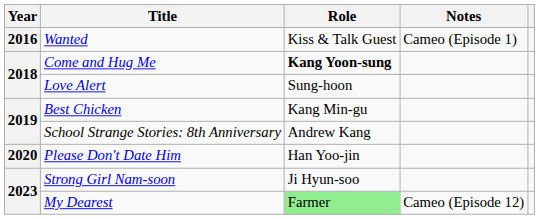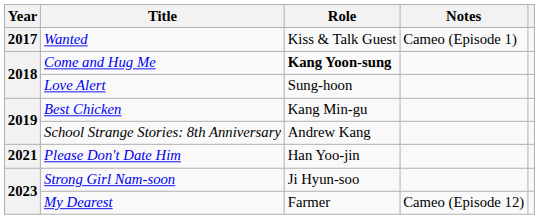(23, 39) 2016 -> (23, 39) 2017
(23, 156) 2020 -> (23, 156) 2021
(309, 202) lightgreen background -> (309, 202) no background
